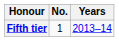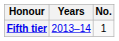columns swapped: (60, 12) <-> (92, 12)
